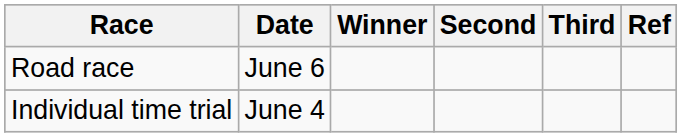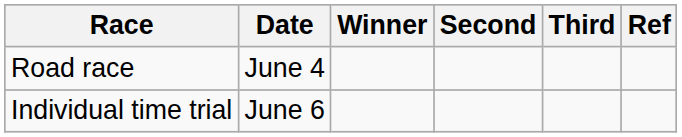(285, 68) June 6 -> (285, 68) June 4
(285, 110) June 4 -> (285, 110) June 6
